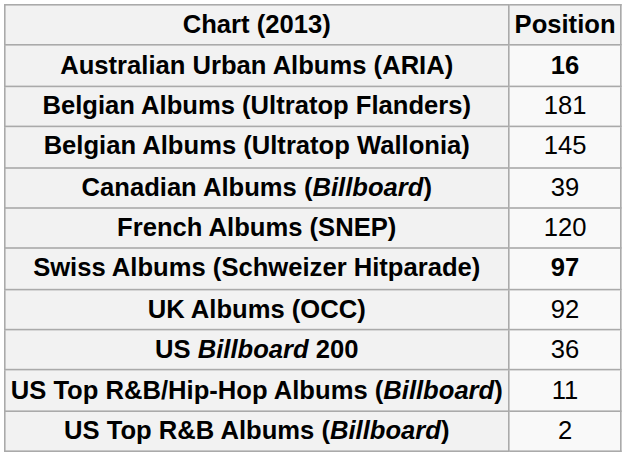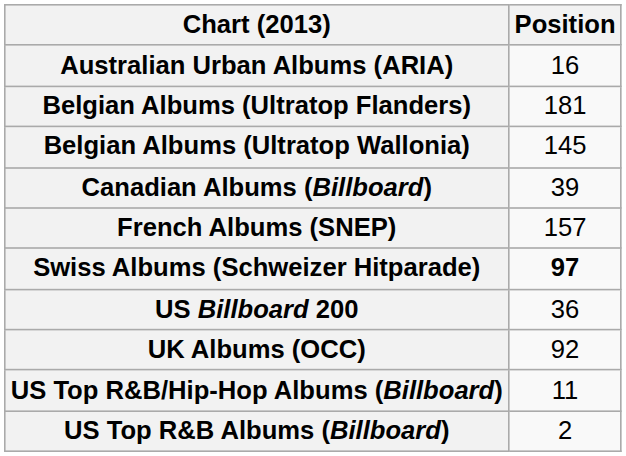(565, 65) bold -> (565, 65) normal
(565, 227) 120 -> (565, 227) 157
rows swapped: (257, 308) <-> (257, 349)
